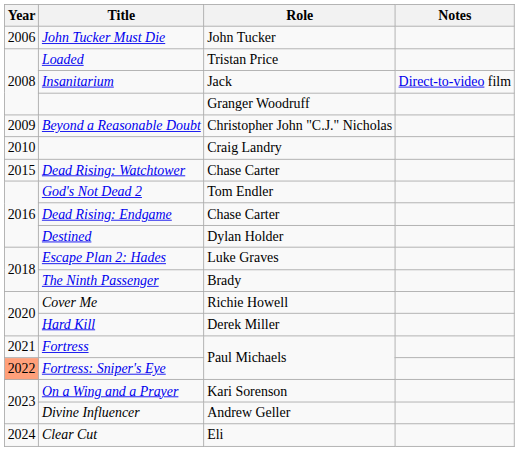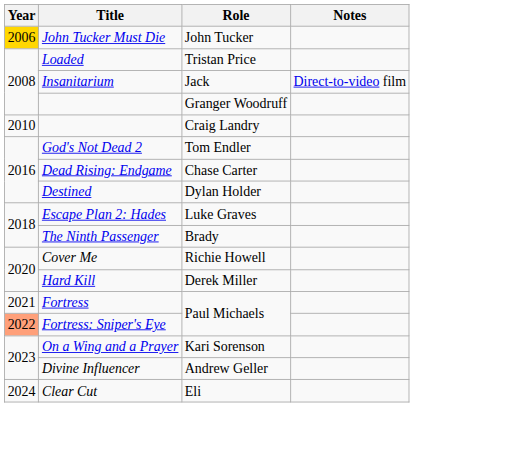(22, 37) no background -> (22, 37) gold background
- row: (121, 125)
- row: (114, 170)
